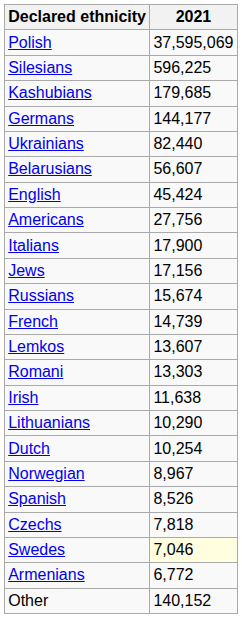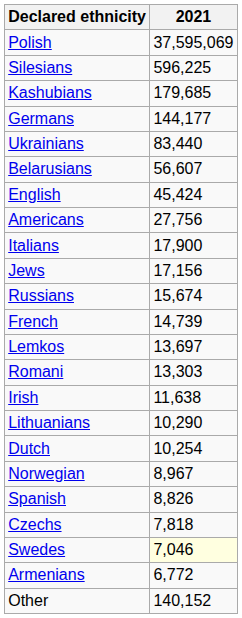(178, 144) 82,440 -> (178, 144) 83,440
(178, 347) 13,607 -> (178, 347) 13,697
(173, 499) 8,526 -> (173, 499) 8,826
